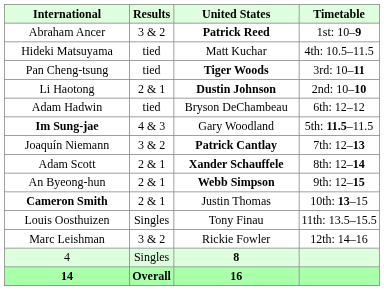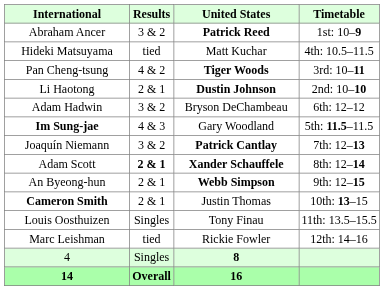(152, 70) tied -> (152, 70) 4 & 2
(152, 107) tied -> (152, 107) 3 & 2
(152, 163) normal -> (152, 163) bold
(152, 238) 3 & 2 -> (152, 238) tied
